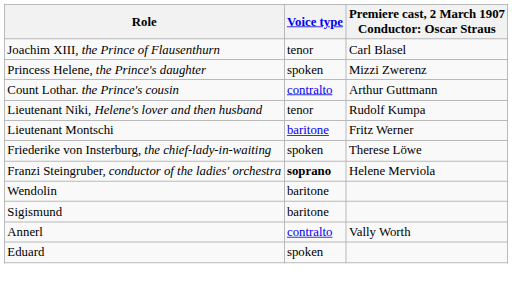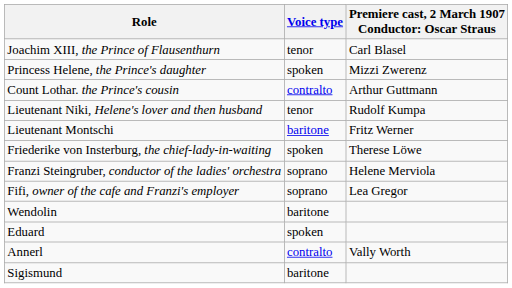(309, 171) bold -> (307, 171) normal
+ row: (123, 191)
rows swapped: (35, 211) <-> (26, 252)
